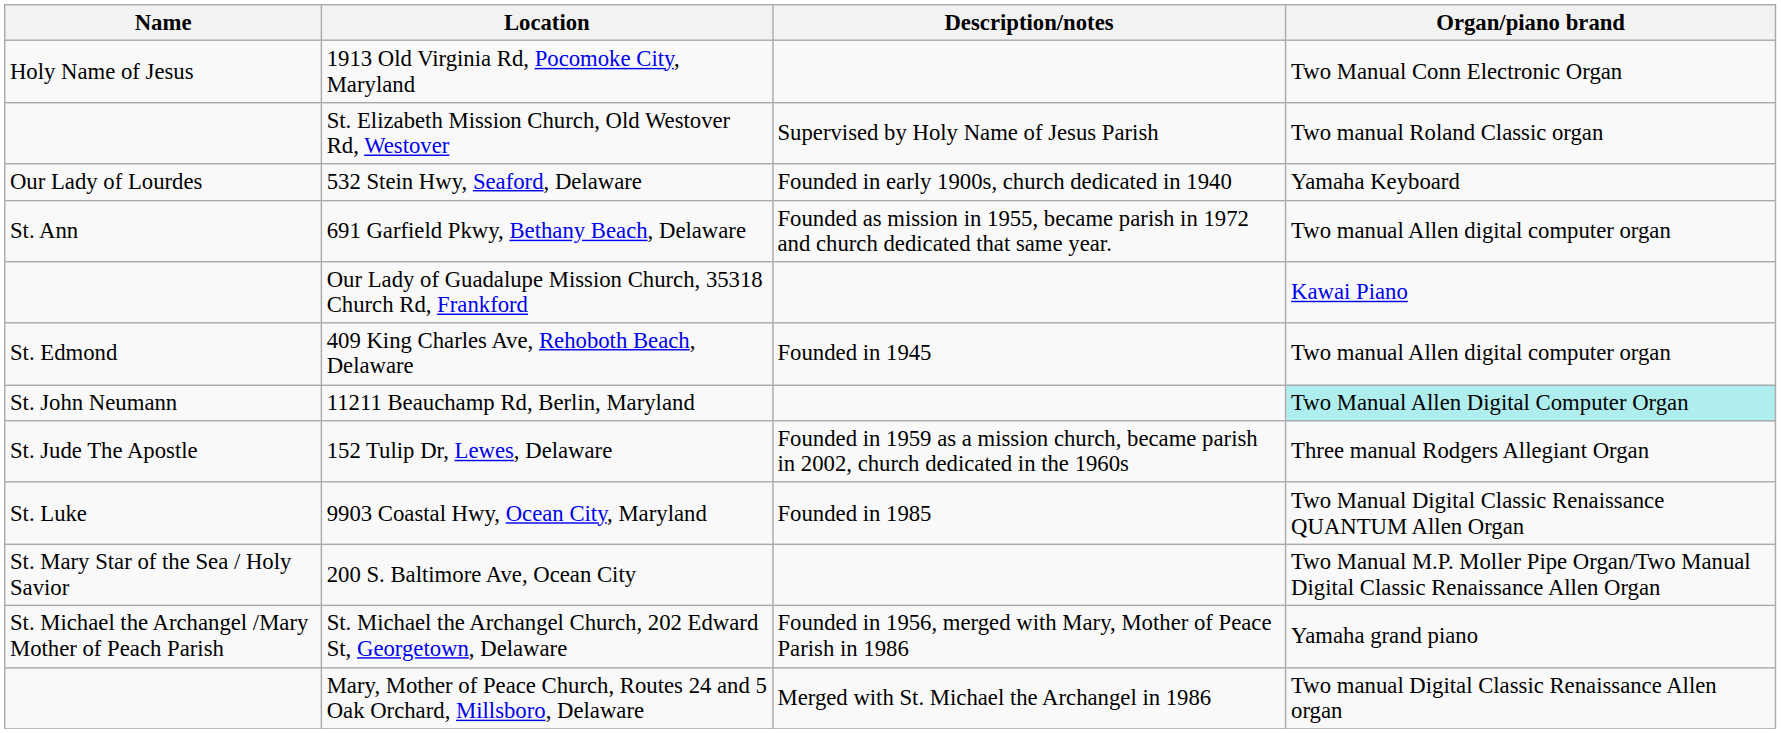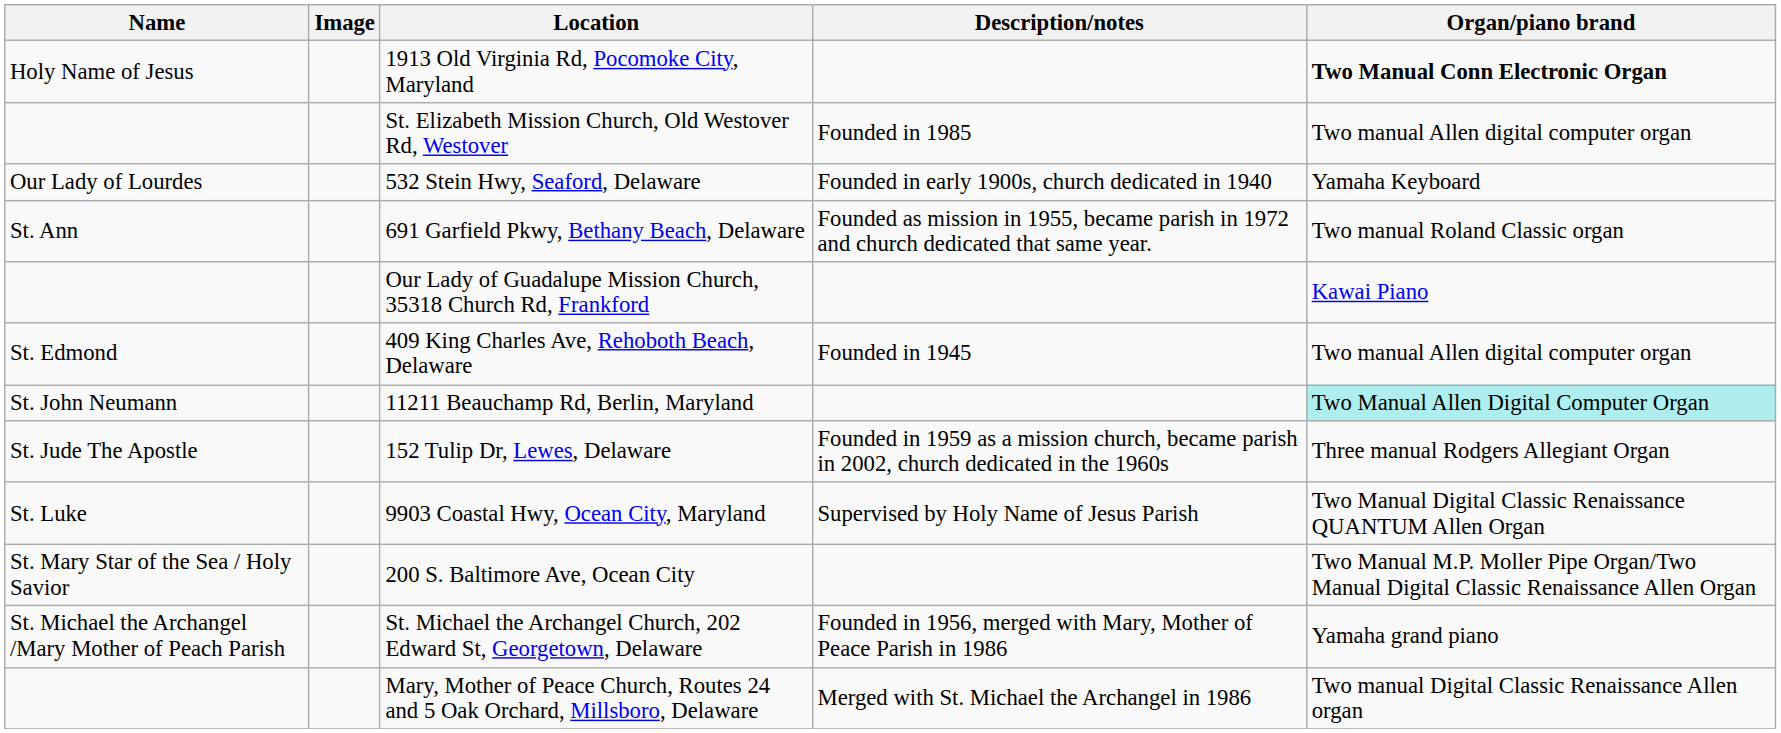+ column: (345, 22)
(1457, 71) normal -> (1489, 71) bold
(968, 132) Supervised by Holy Name of Jesus Parish -> (894, 132) Founded in 1985
(1447, 132) Two manual Roland Classic organ -> (1502, 132) Two manual Allen digital computer organ
(1481, 230) Two manual Allen digital computer organ -> (1468, 230) Two manual Roland Classic organ
(854, 512) Founded in 1985 -> (1008, 512) Supervised by Holy Name of Jesus Parish
